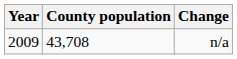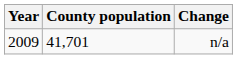(68, 41) 43,708 -> (68, 41) 41,701
